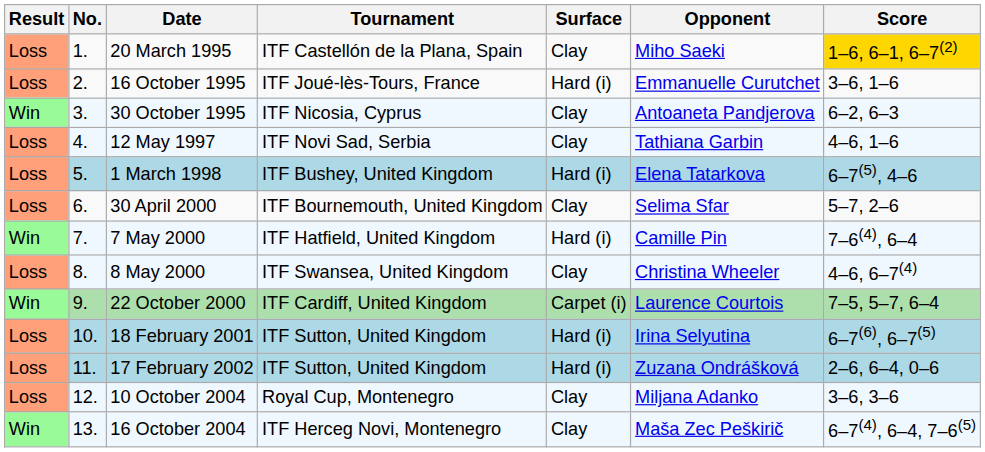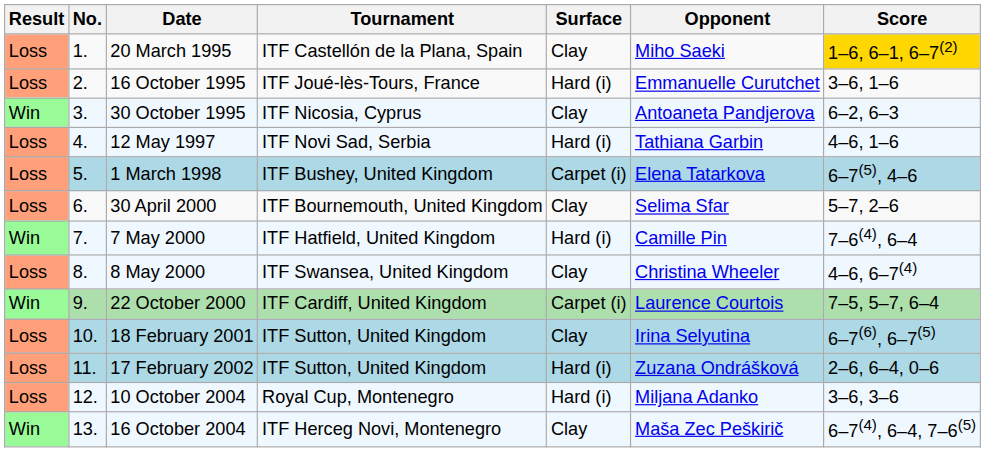(569, 141) Clay -> (581, 141) Hard (i)
(581, 173) Hard (i) -> (589, 173) Carpet (i)
(581, 335) Hard (i) -> (569, 335) Clay
(569, 396) Clay -> (581, 396) Hard (i)
